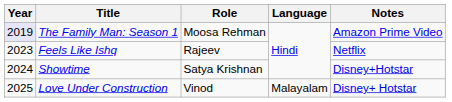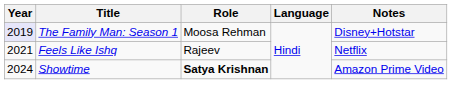(388, 32) Amazon Prime Video -> (374, 32) Disney+Hotstar
(20, 50) 2023 -> (20, 50) 2021
(223, 69) normal -> (226, 69) bold
(373, 69) Disney+Hotstar -> (389, 69) Amazon Prime Video
- row: (103, 87)
